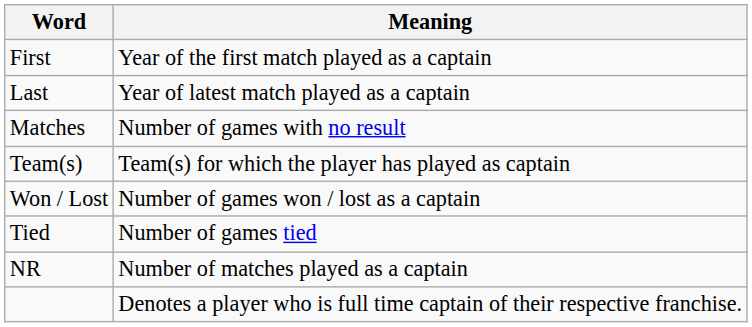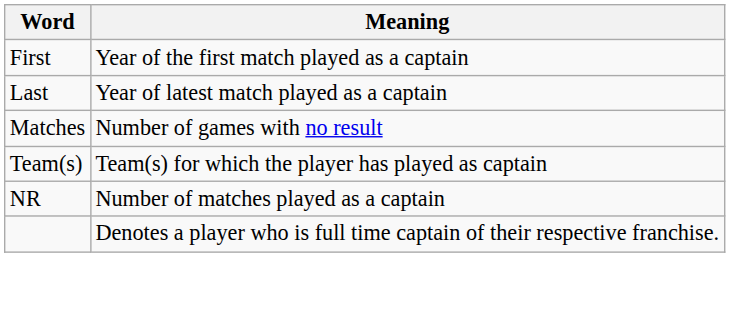- row: (59, 198)
- row: (30, 233)
